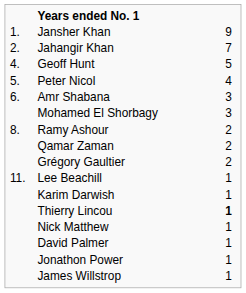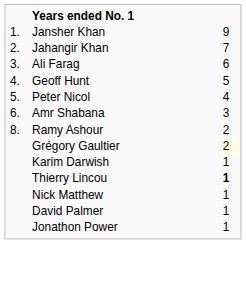+ row: (56, 64)
- row: (98, 113)
- row: (76, 146)
(228, 162) no background -> (226, 146) lightyellow background
- row: (70, 178)
- row: (79, 276)
